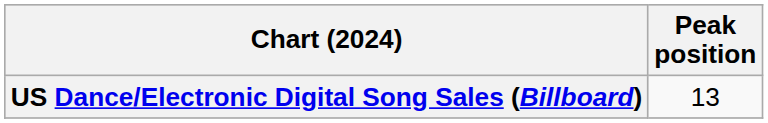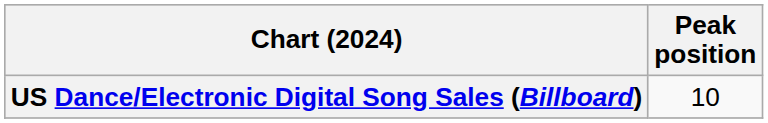(705, 96) 13 -> (705, 96) 10
